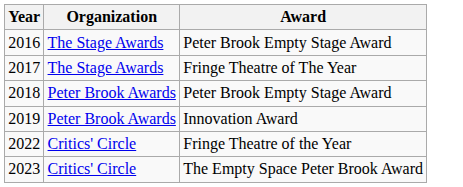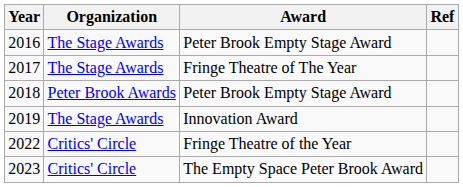+ column: (442, 17)
(112, 118) Peter Brook Awards -> (105, 118) The Stage Awards
